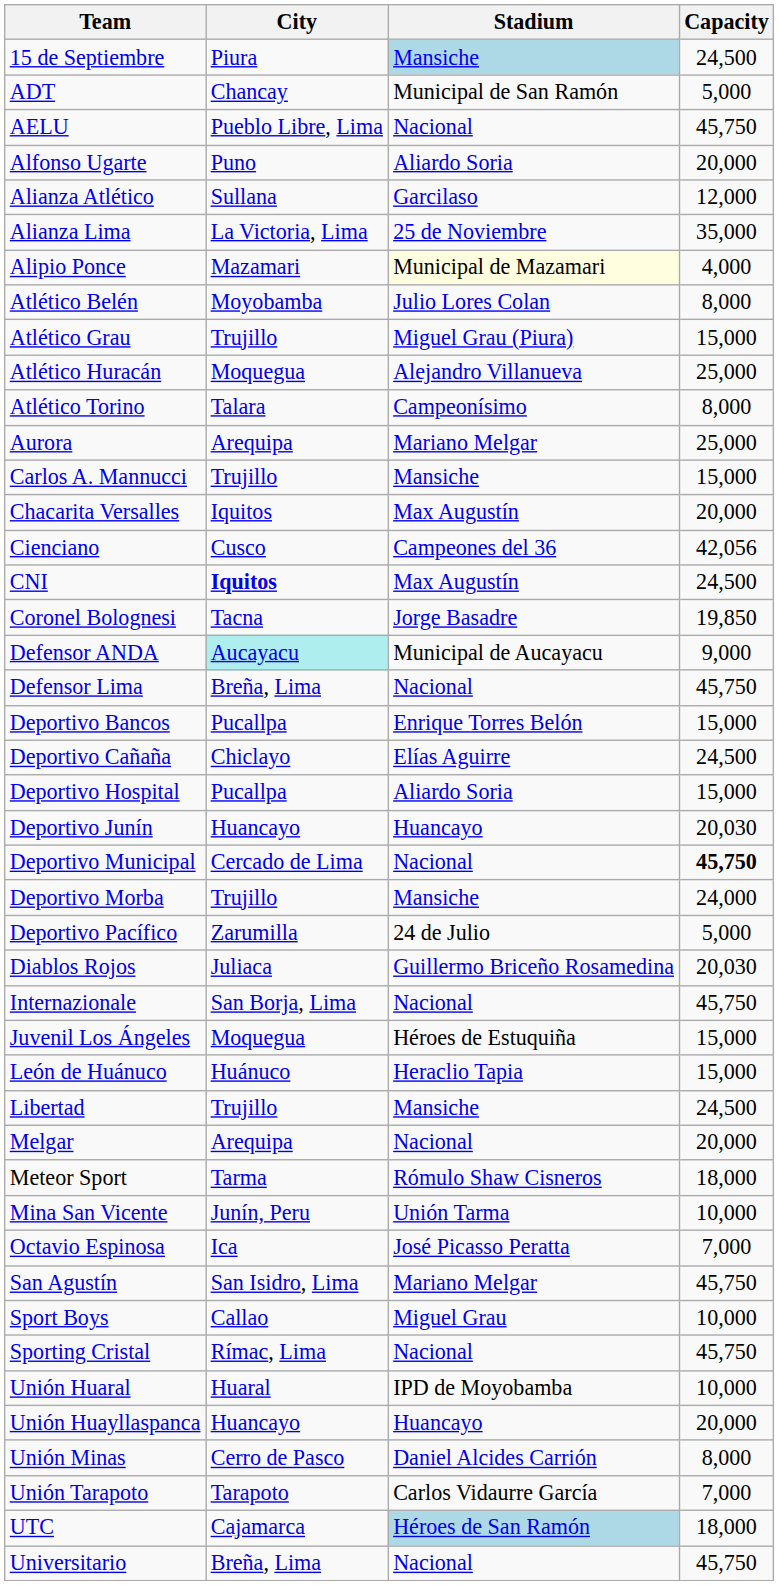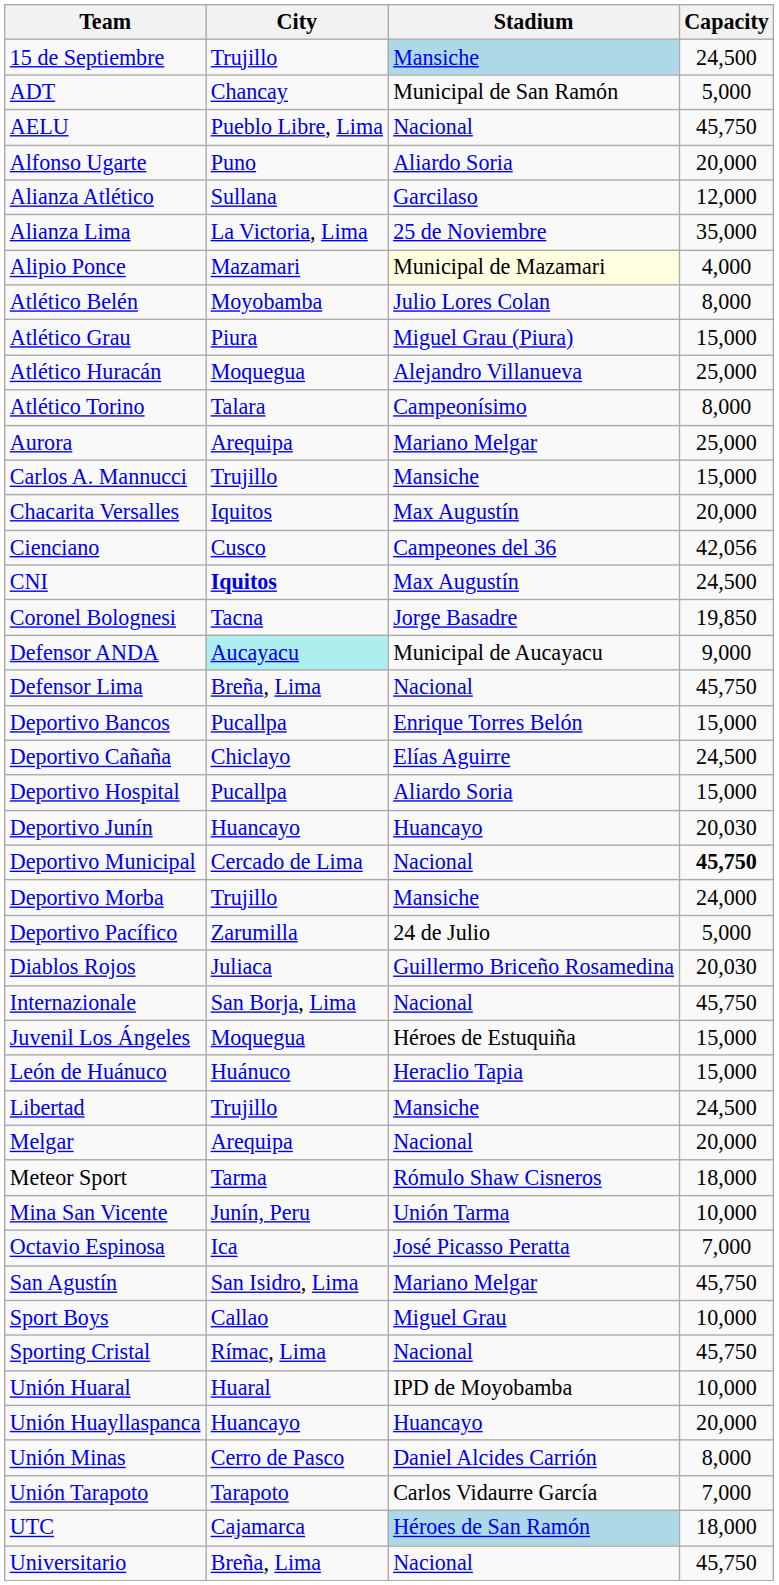(234, 57) Piura -> (244, 57) Trujillo
(244, 337) Trujillo -> (234, 337) Piura
